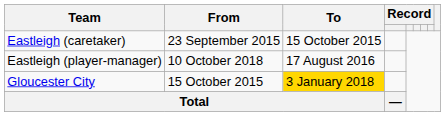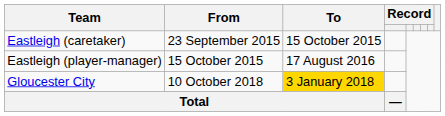(215, 61) 10 October 2018 -> (215, 61) 15 October 2015
(215, 81) 15 October 2015 -> (215, 81) 10 October 2018
